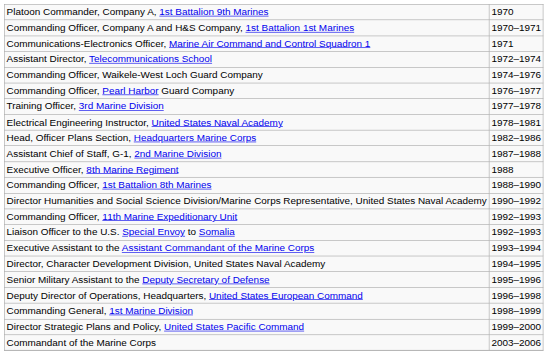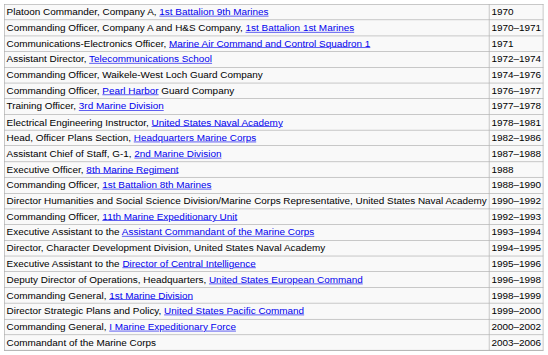- row: (121, 232)
- row: (138, 279)
+ row: (131, 264)
+ row: (121, 327)
